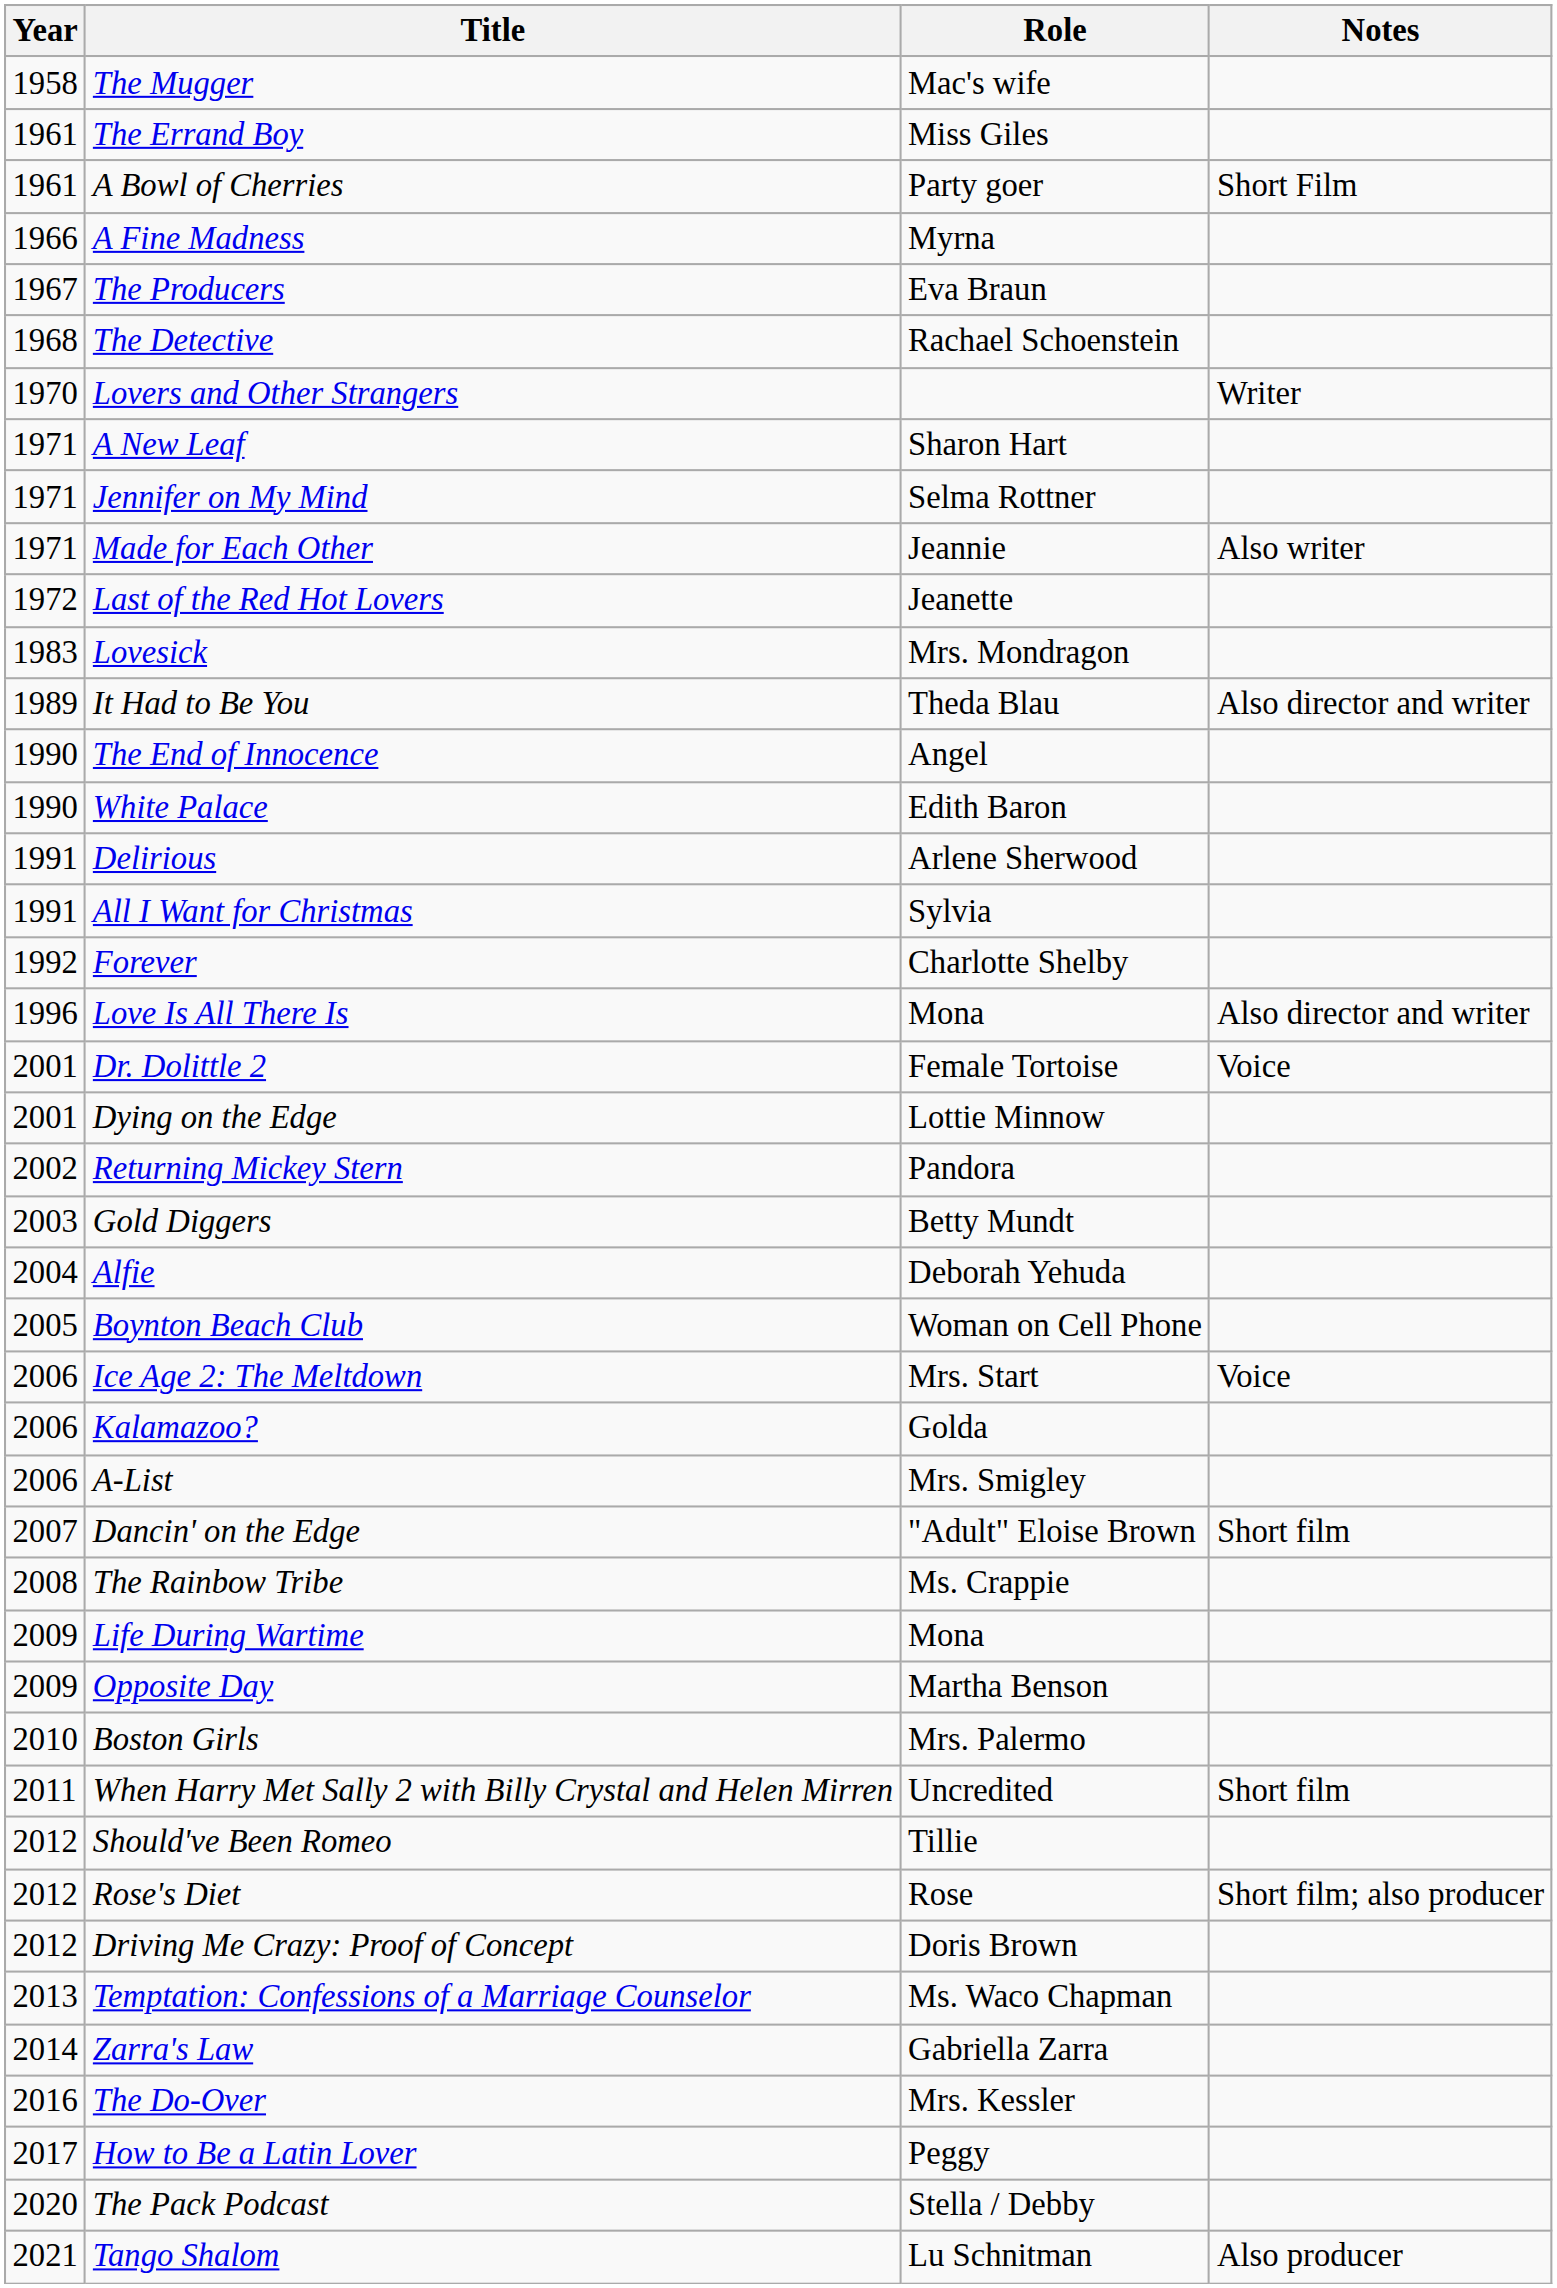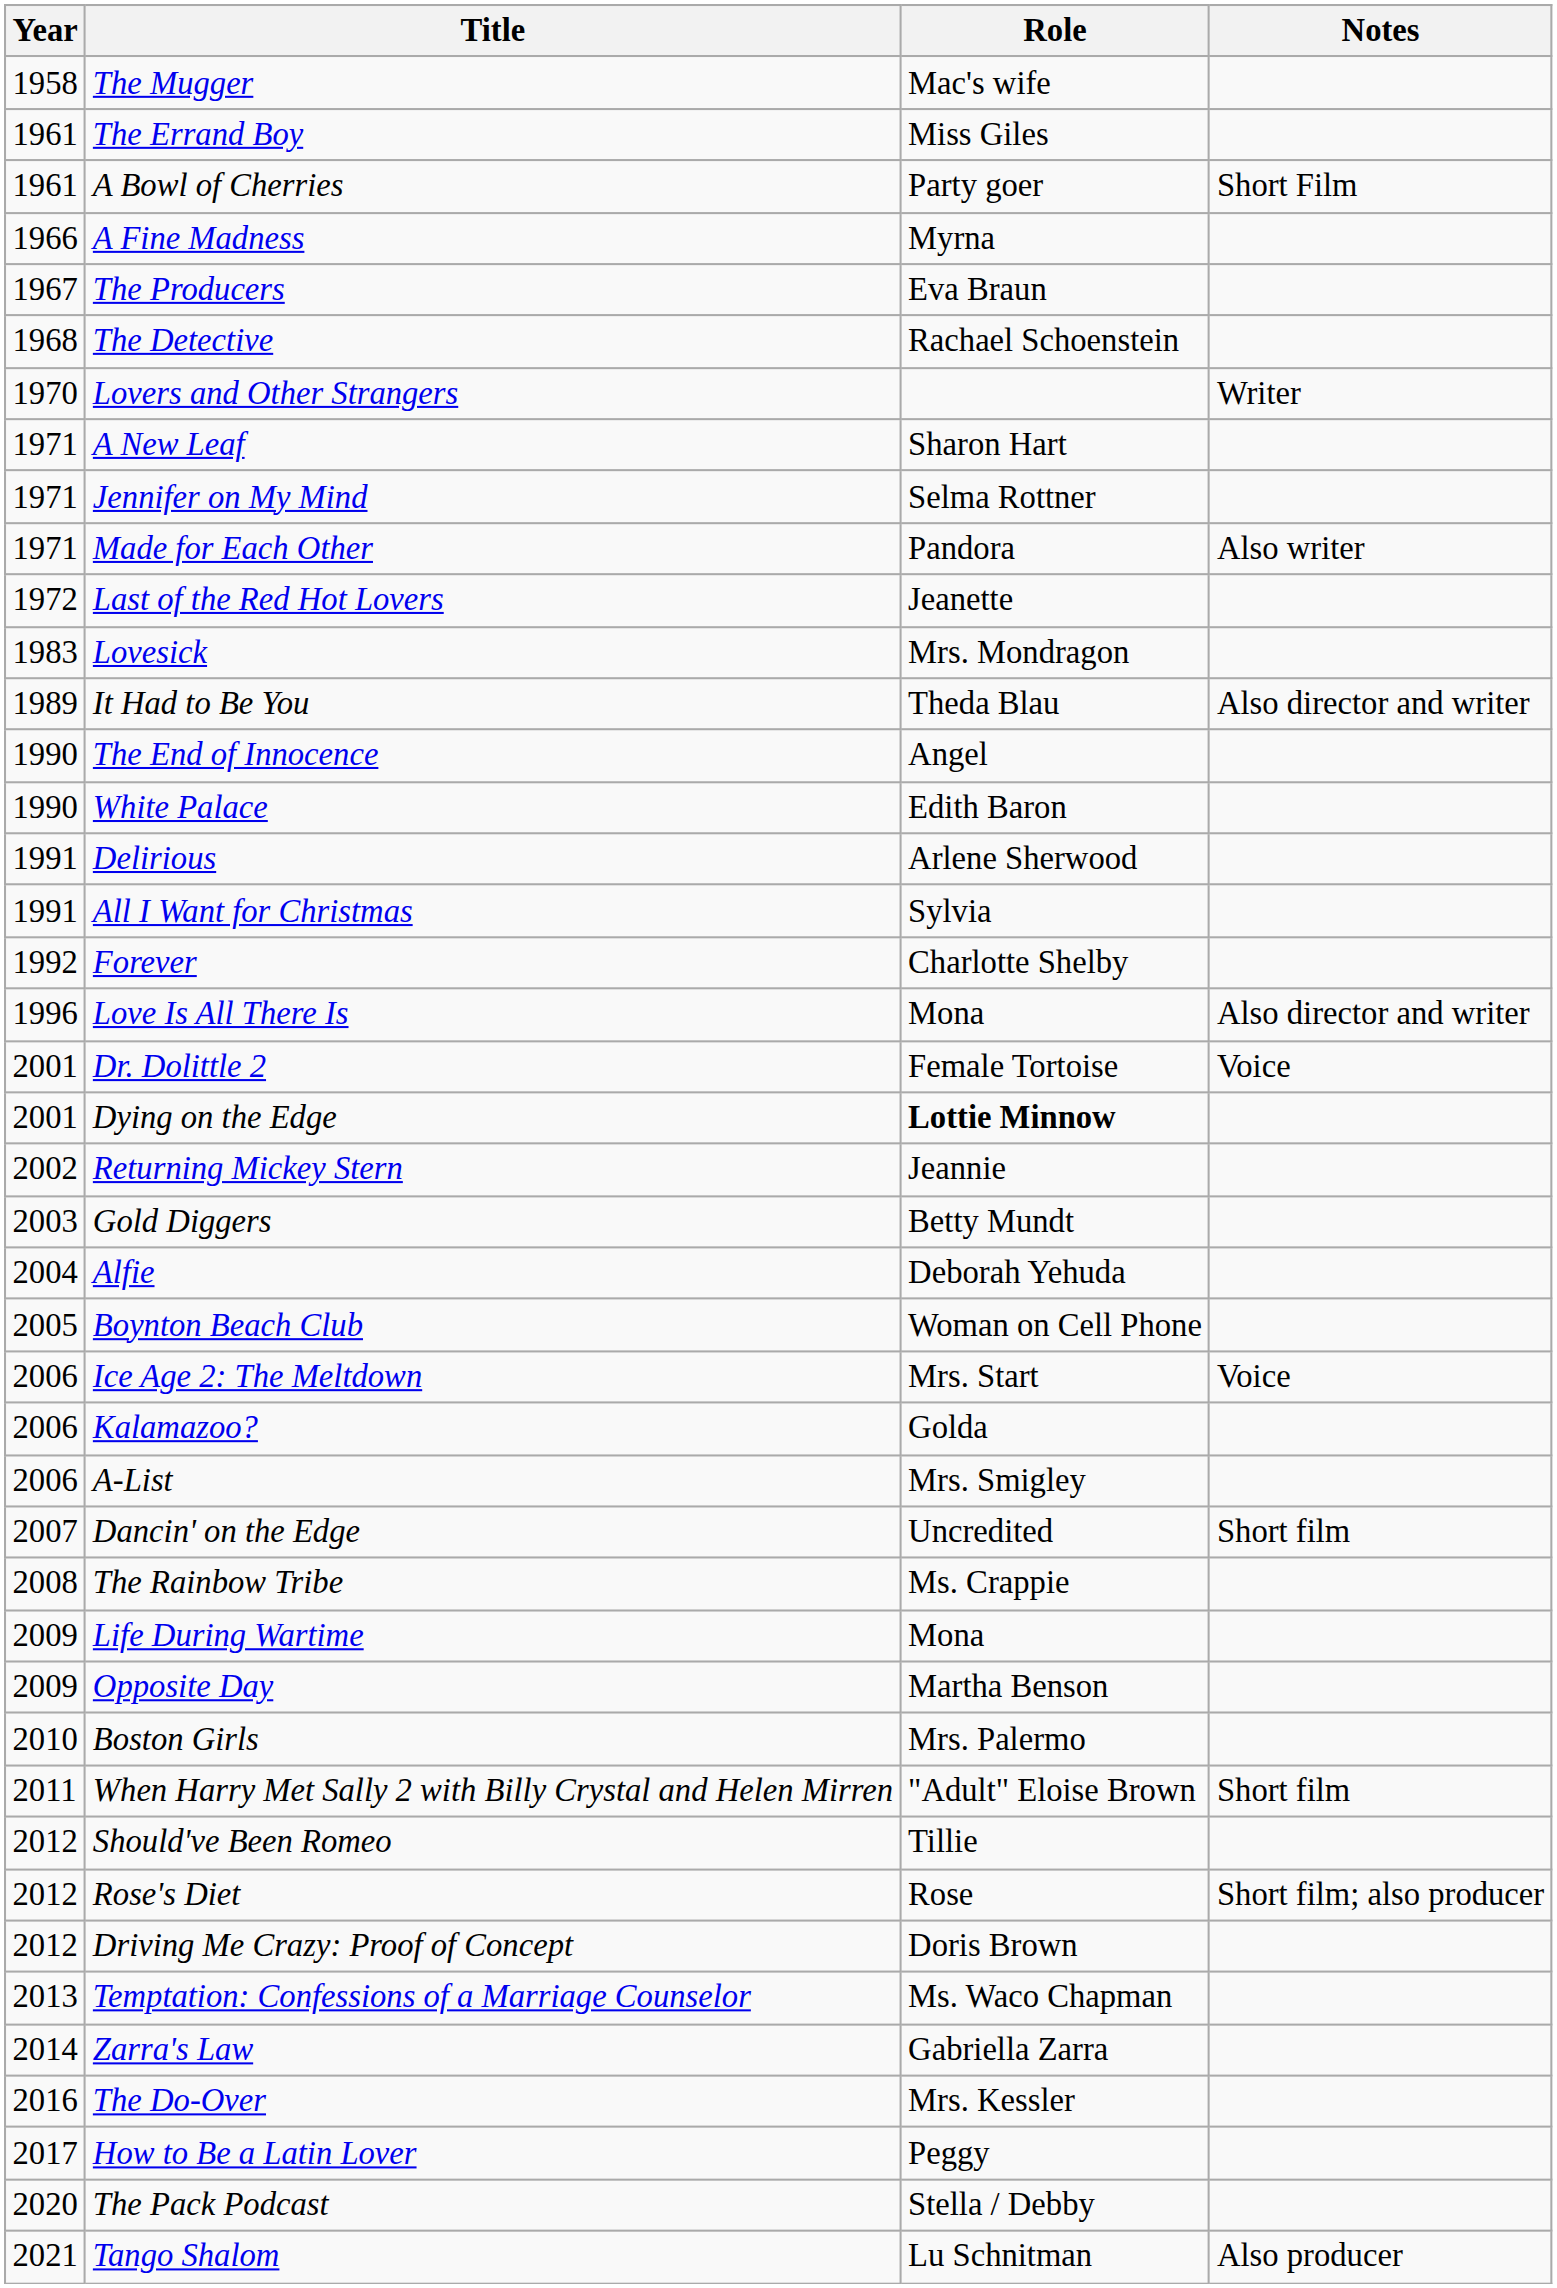(957, 548) Jeannie -> (962, 548) Pandora
(1006, 1117) normal -> (1012, 1117) bold
(962, 1169) Pandora -> (957, 1169) Jeannie
(1052, 1531) "Adult" Eloise Brown -> (981, 1531) Uncredited
(981, 1790) Uncredited -> (1052, 1790) "Adult" Eloise Brown
